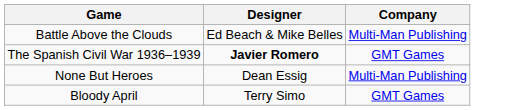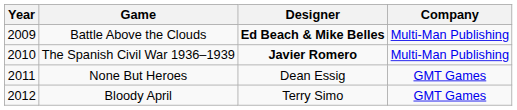+ column: (22, 15)
(275, 35) normal -> (313, 35) bold
(408, 55) GMT Games -> (450, 55) Multi-Man Publishing
(408, 75) Multi-Man Publishing -> (450, 75) GMT Games
